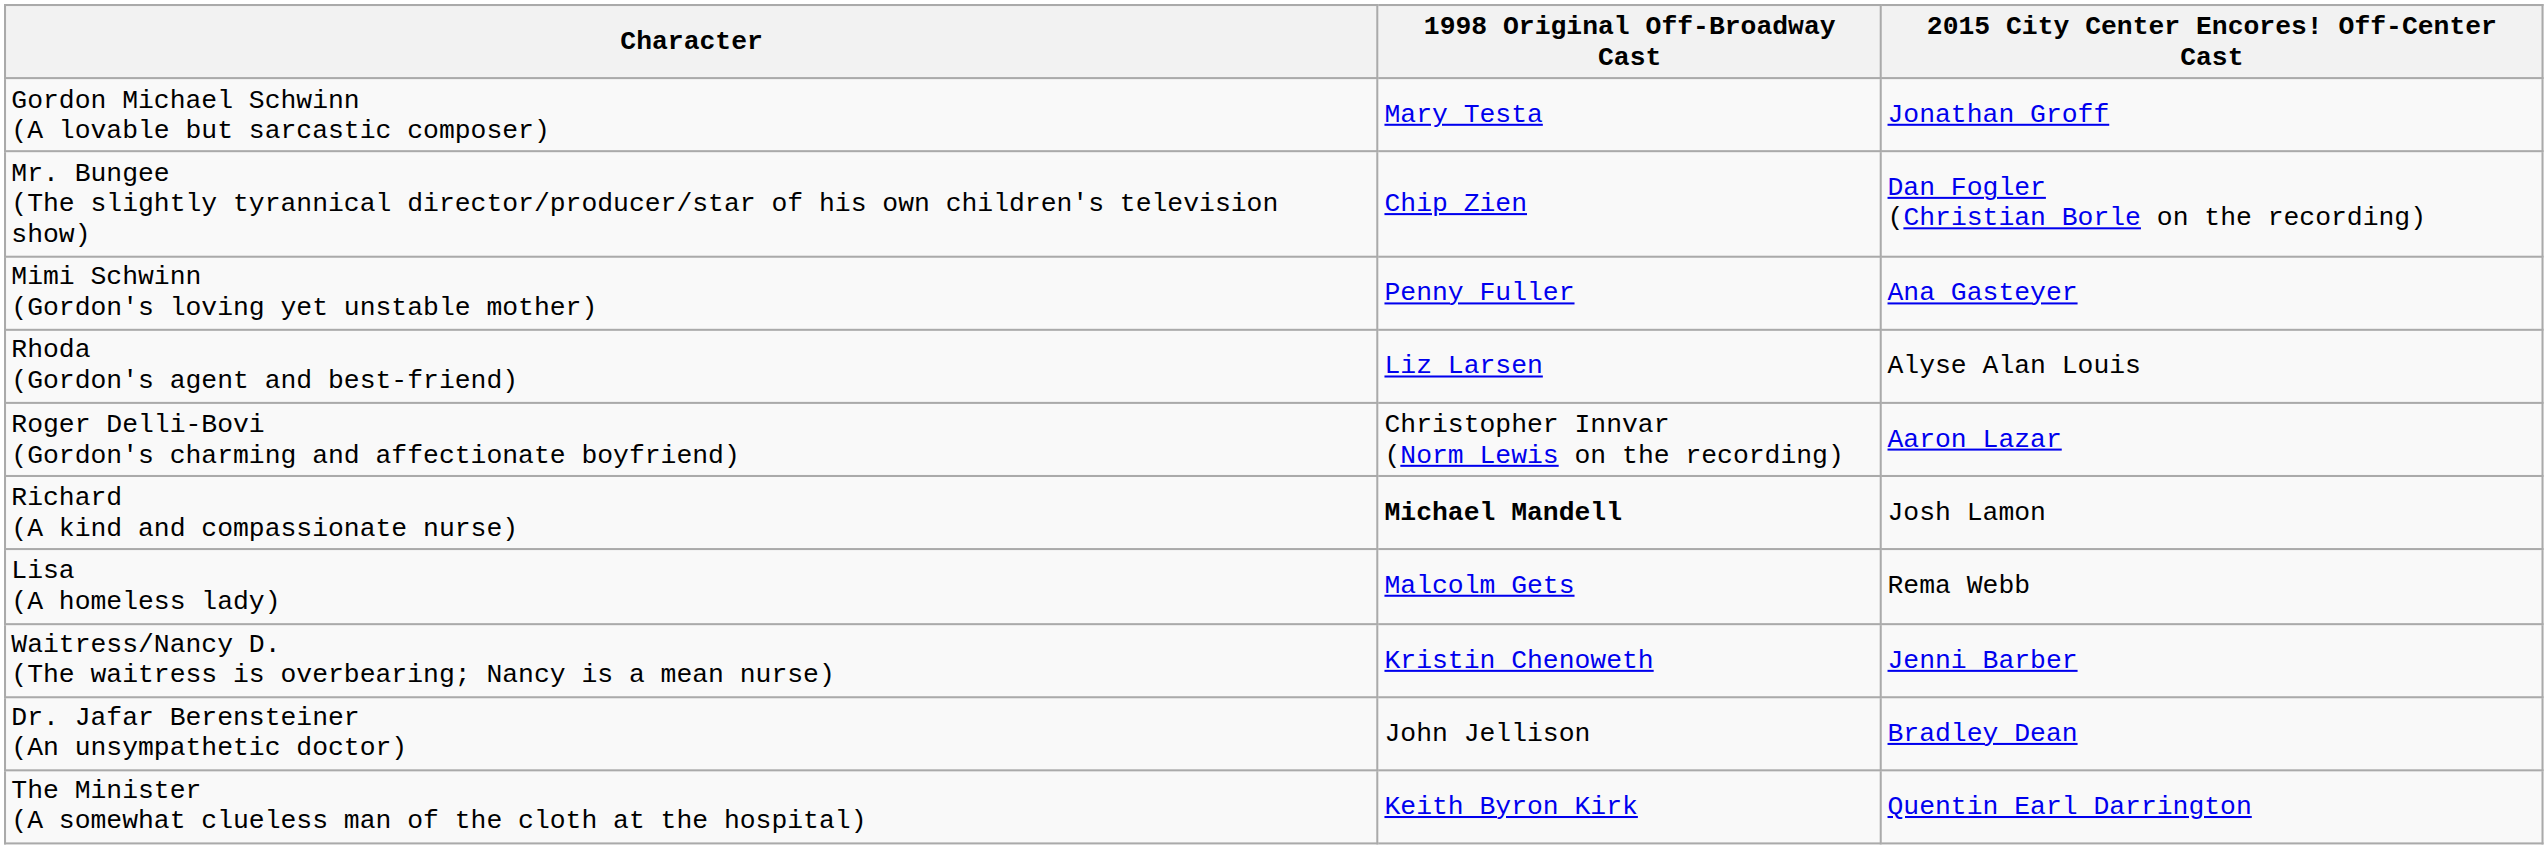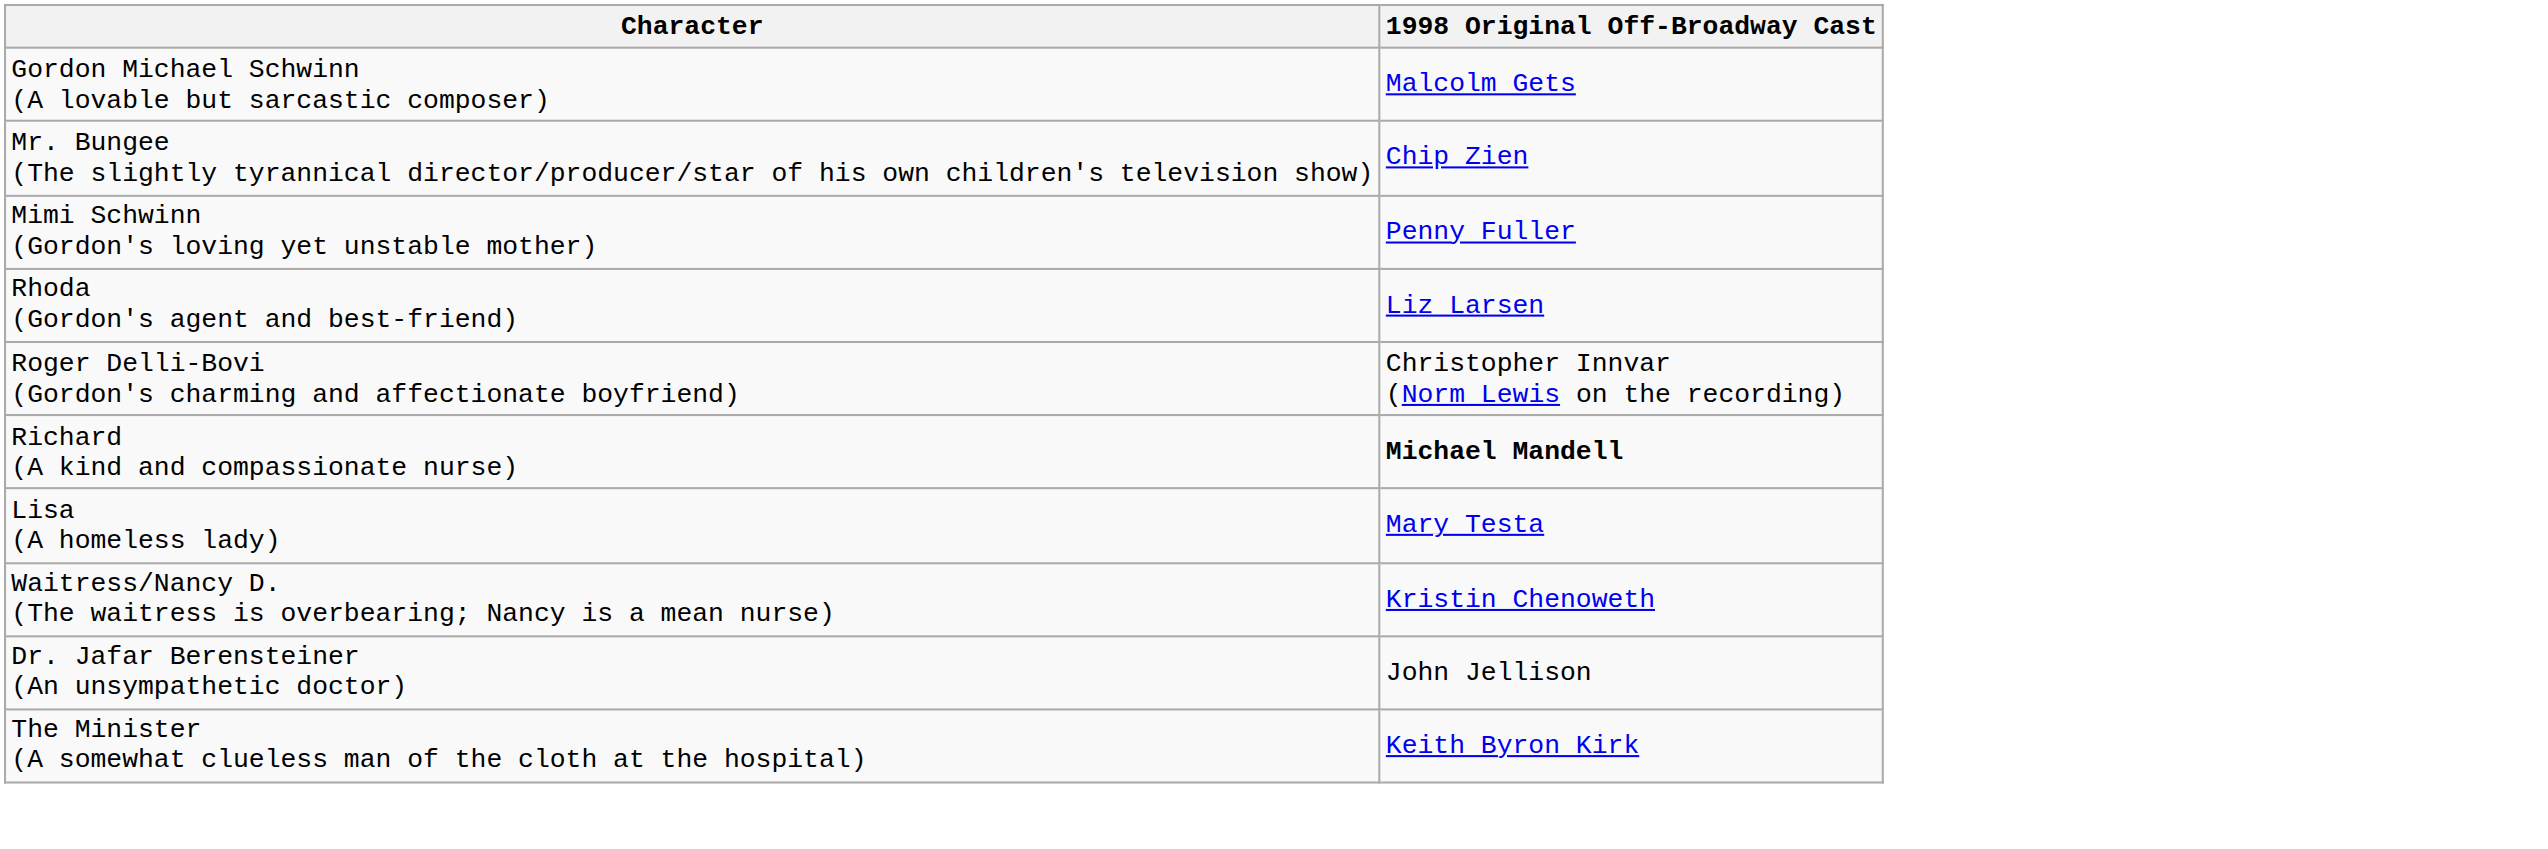- column: (2212, 42)
(1464, 115) Mary Testa -> (1481, 85) Malcolm Gets
(1479, 586) Malcolm Gets -> (1465, 526) Mary Testa
